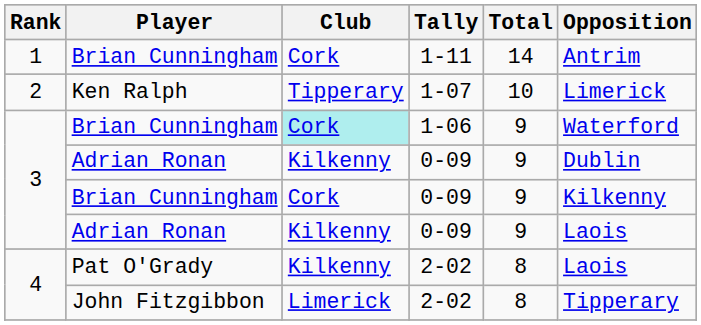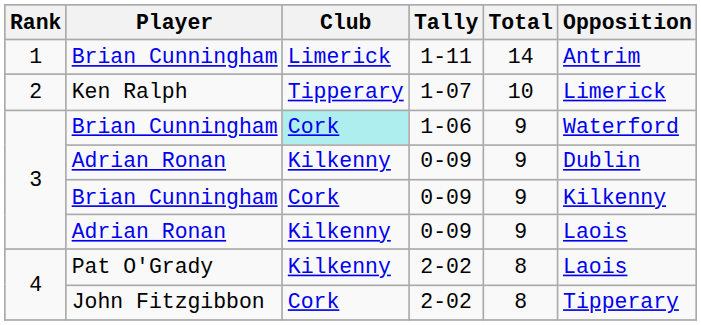(314, 57) Cork -> (339, 57) Limerick
(339, 302) Limerick -> (314, 302) Cork
